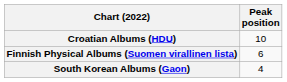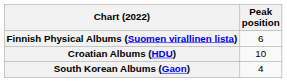rows swapped: (122, 38) <-> (122, 54)
